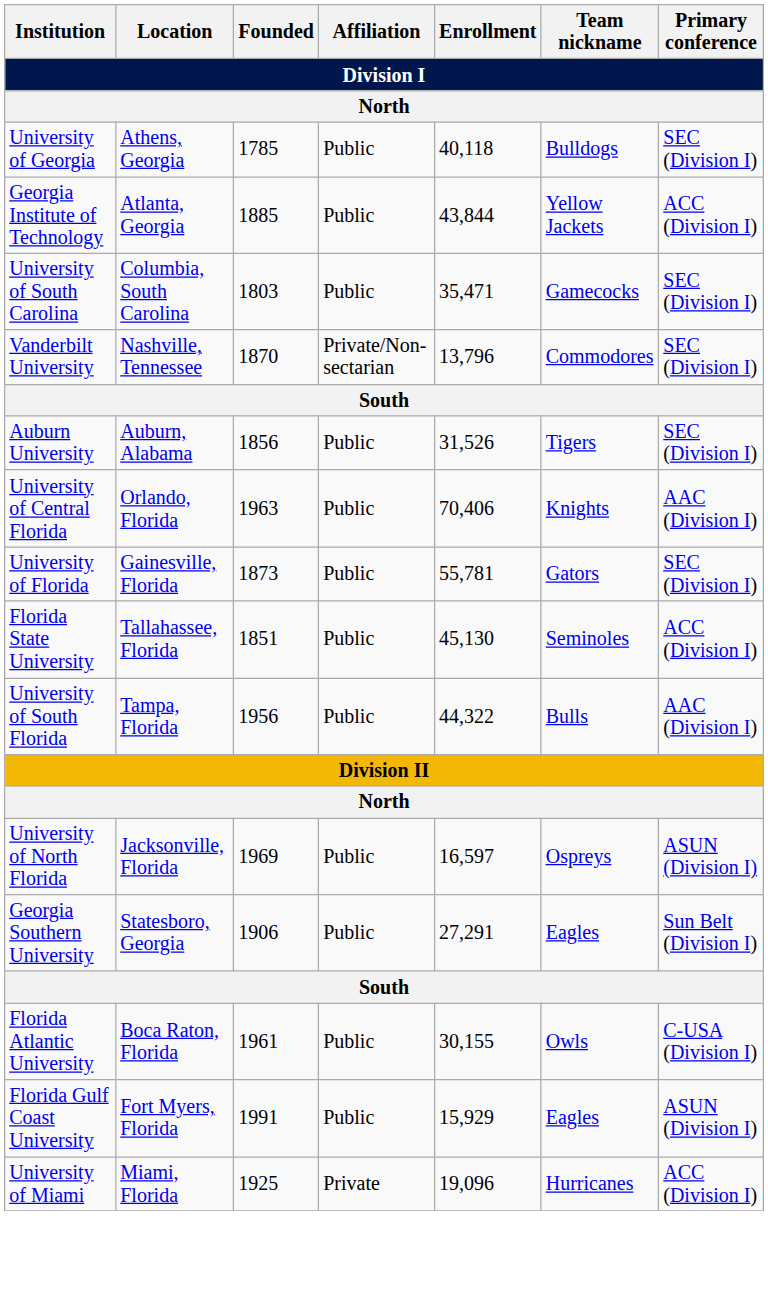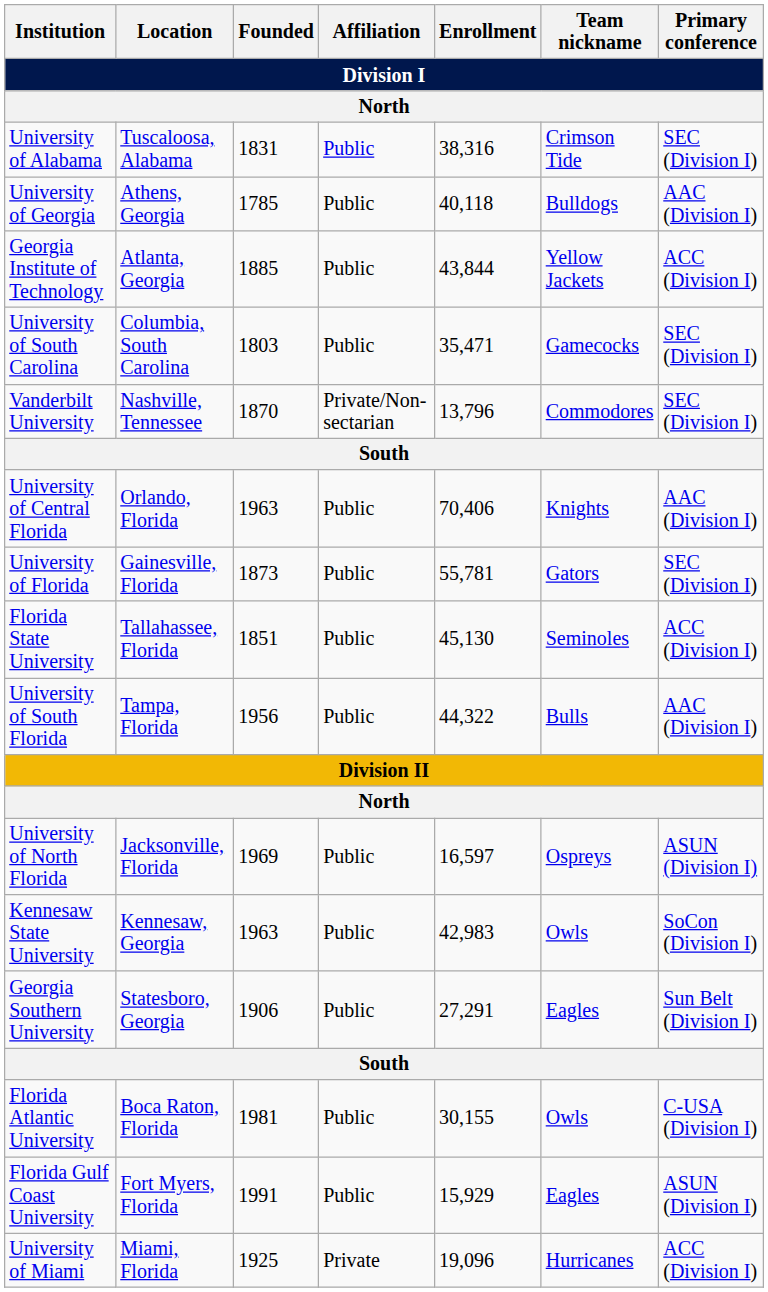+ row: (56, 149)
(710, 149) SEC (Division I) -> (710, 203) AAC (Division I)
- row: (51, 442)
+ row: (51, 932)
(258, 1041) 1961 -> (258, 1118) 1981
